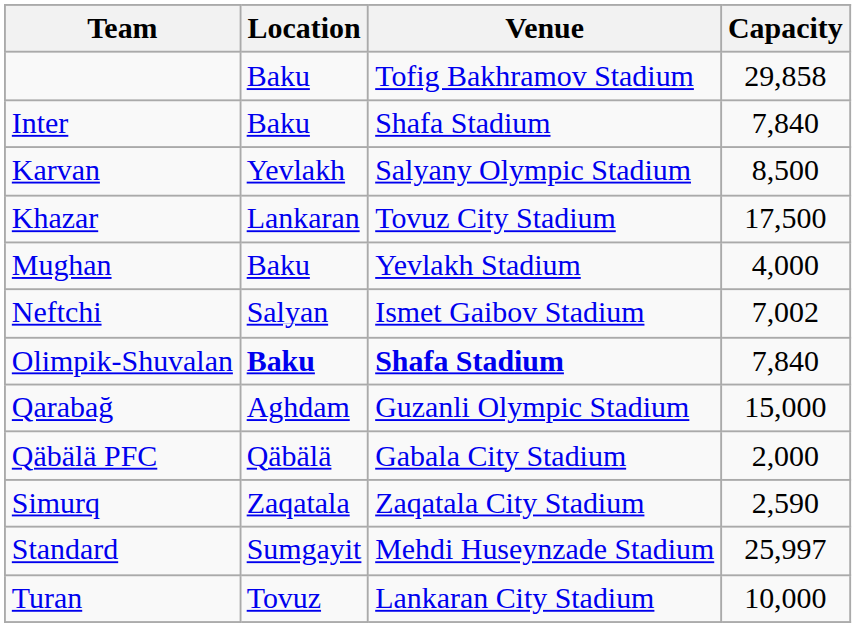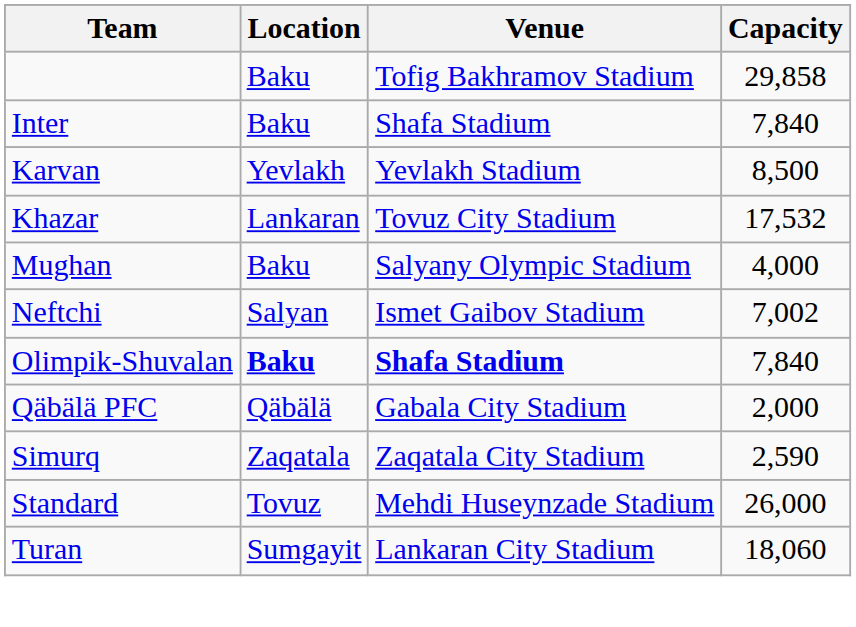(533, 170) Salyany Olympic Stadium -> (478, 170) Yevlakh Stadium
(785, 218) 17,500 -> (785, 218) 17,532
(478, 265) Yevlakh Stadium -> (533, 265) Salyany Olympic Stadium
- row: (62, 407)
(304, 550) Sumgayit -> (284, 502) Tovuz
(785, 550) 25,997 -> (785, 502) 26,000
(284, 597) Tovuz -> (304, 550) Sumgayit
(785, 597) 10,000 -> (785, 550) 18,060
